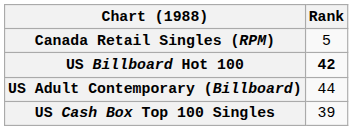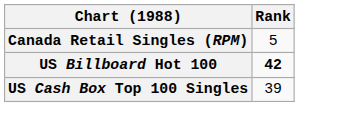- row: (155, 89)
